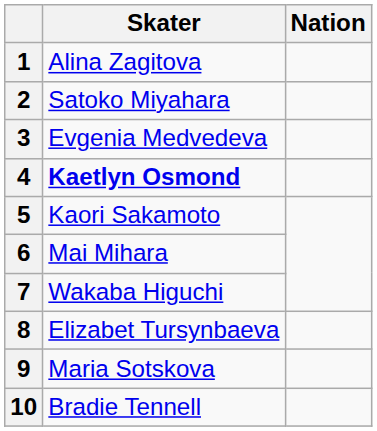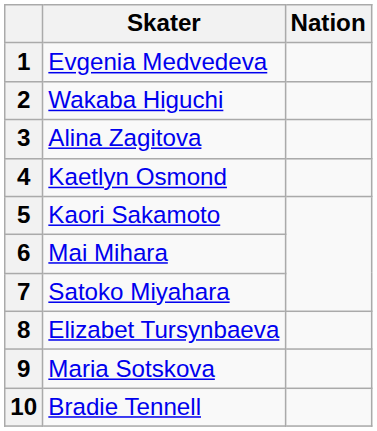(125, 61) Alina Zagitova -> (158, 61) Evgenia Medvedeva
(139, 100) Satoko Miyahara -> (136, 100) Wakaba Higuchi
(158, 138) Evgenia Medvedeva -> (125, 138) Alina Zagitova
(144, 176) bold -> (138, 176) normal
(136, 291) Wakaba Higuchi -> (139, 291) Satoko Miyahara
